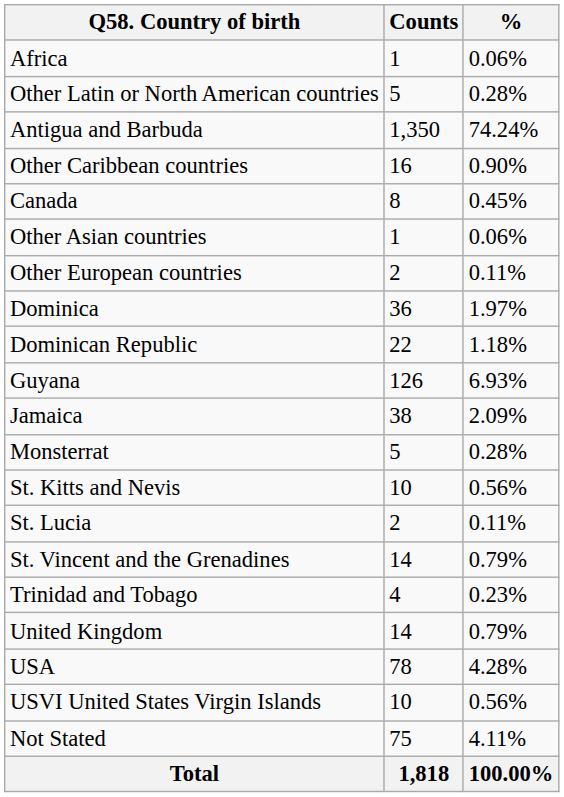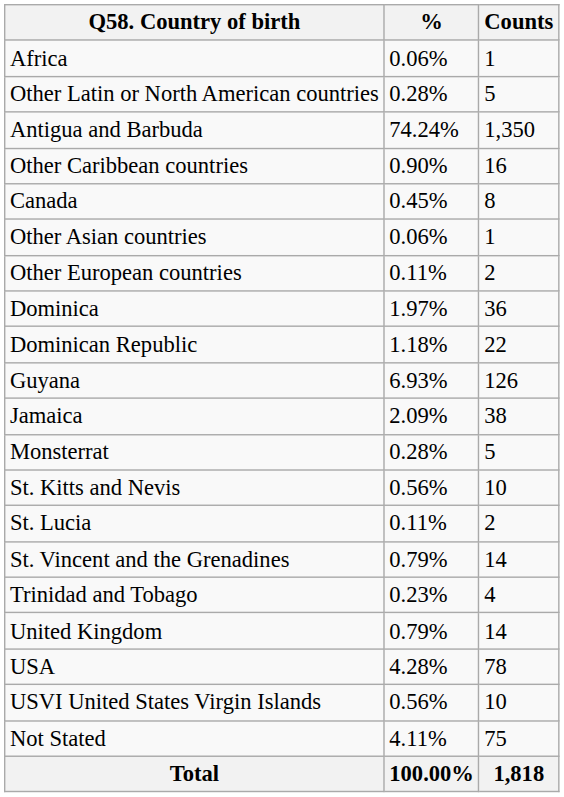columns swapped: (424, 22) <-> (511, 22)
